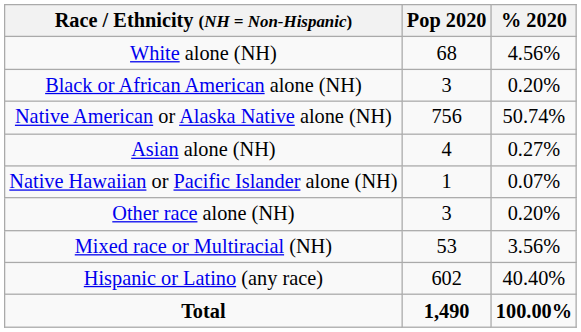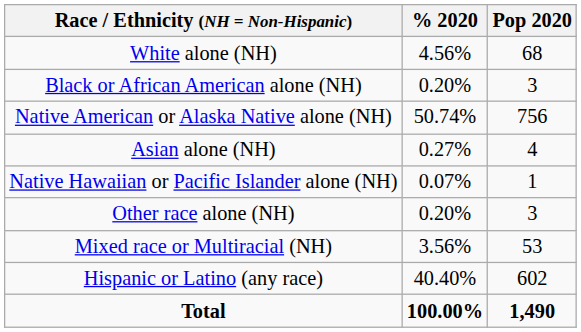columns swapped: (447, 20) <-> (534, 20)
